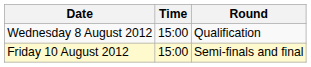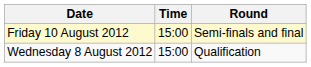rows swapped: (80, 33) <-> (68, 52)
